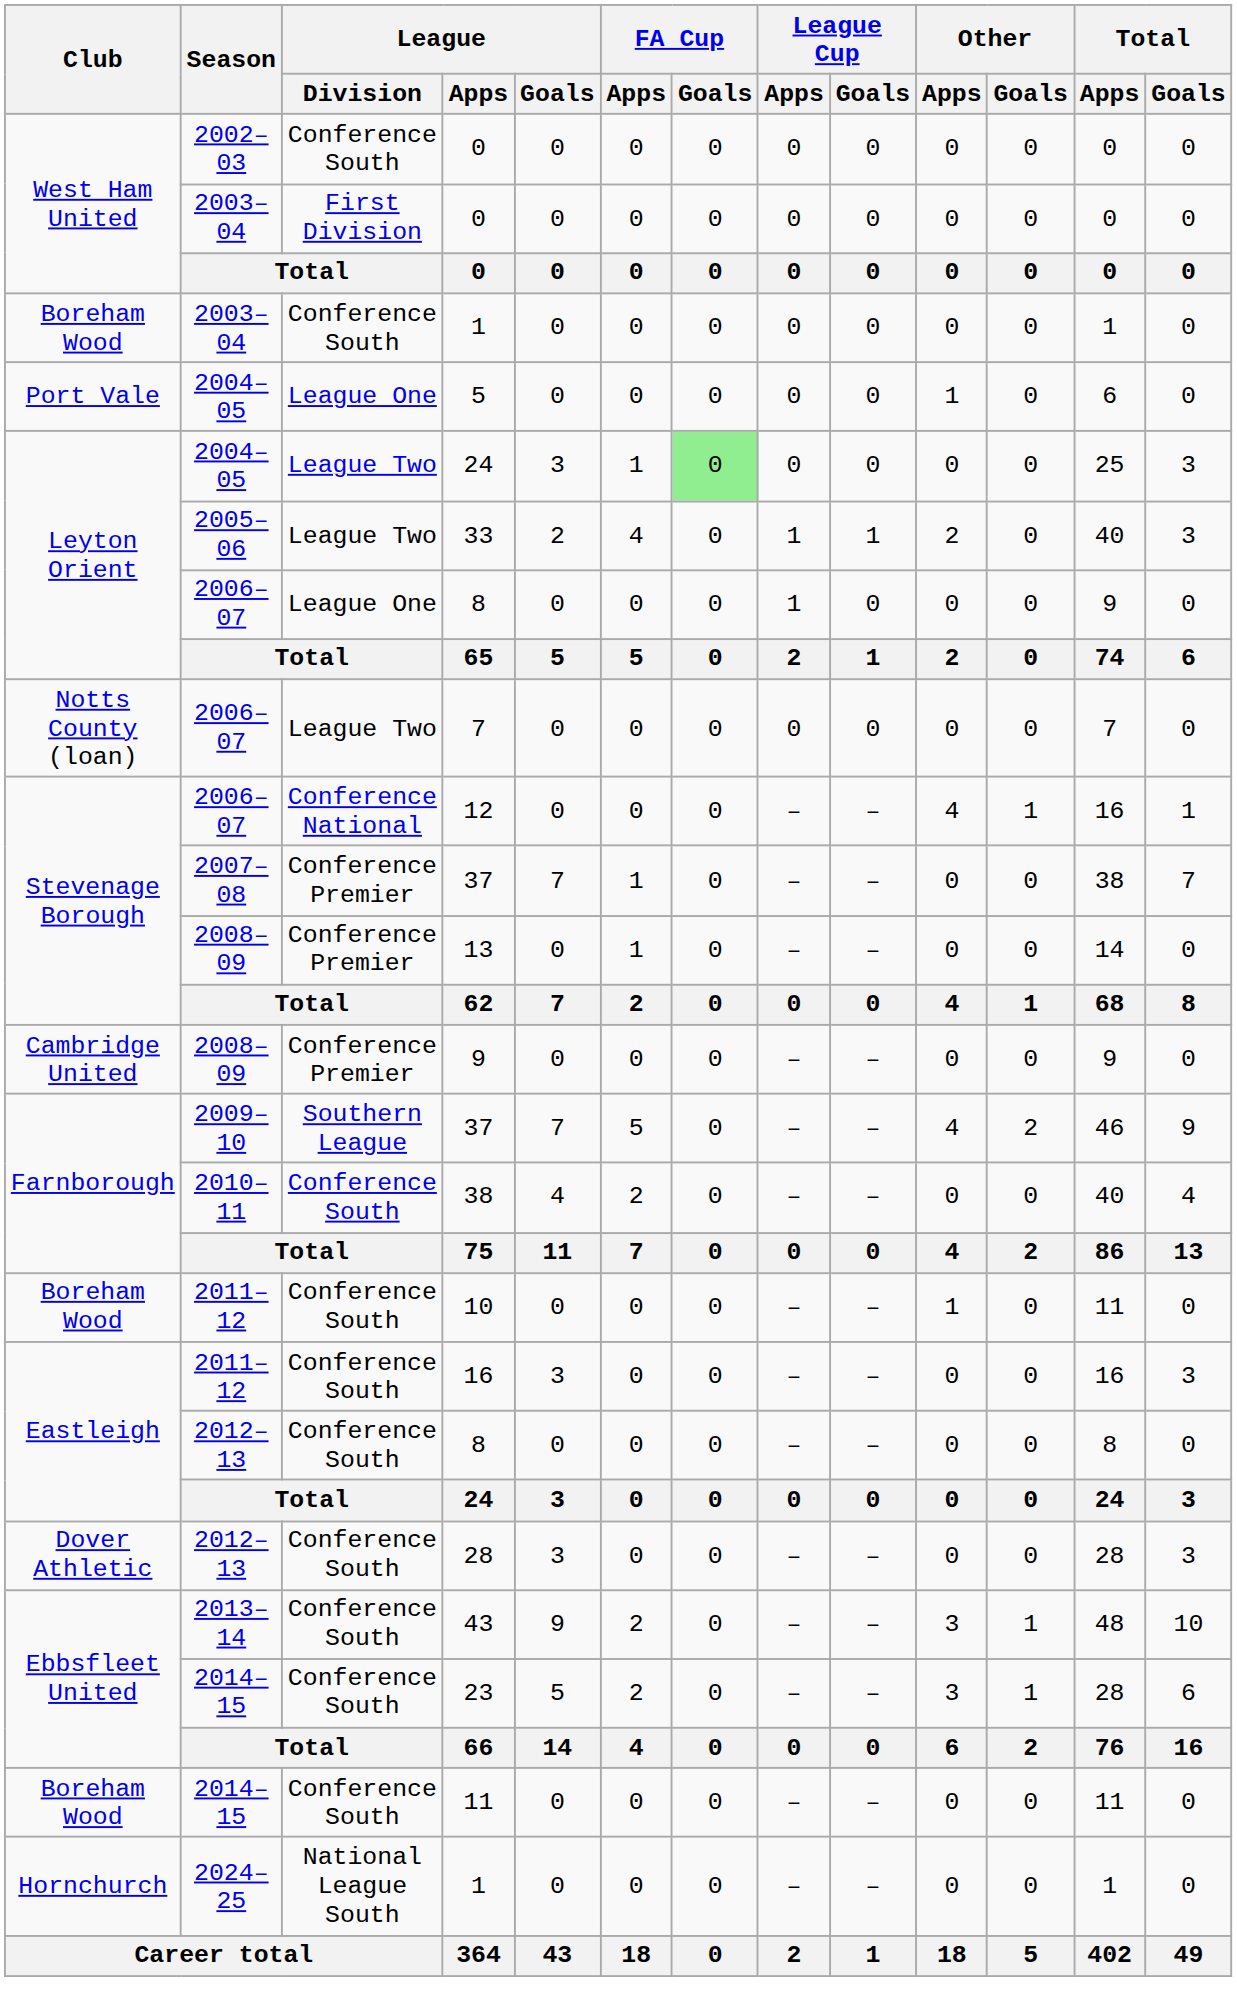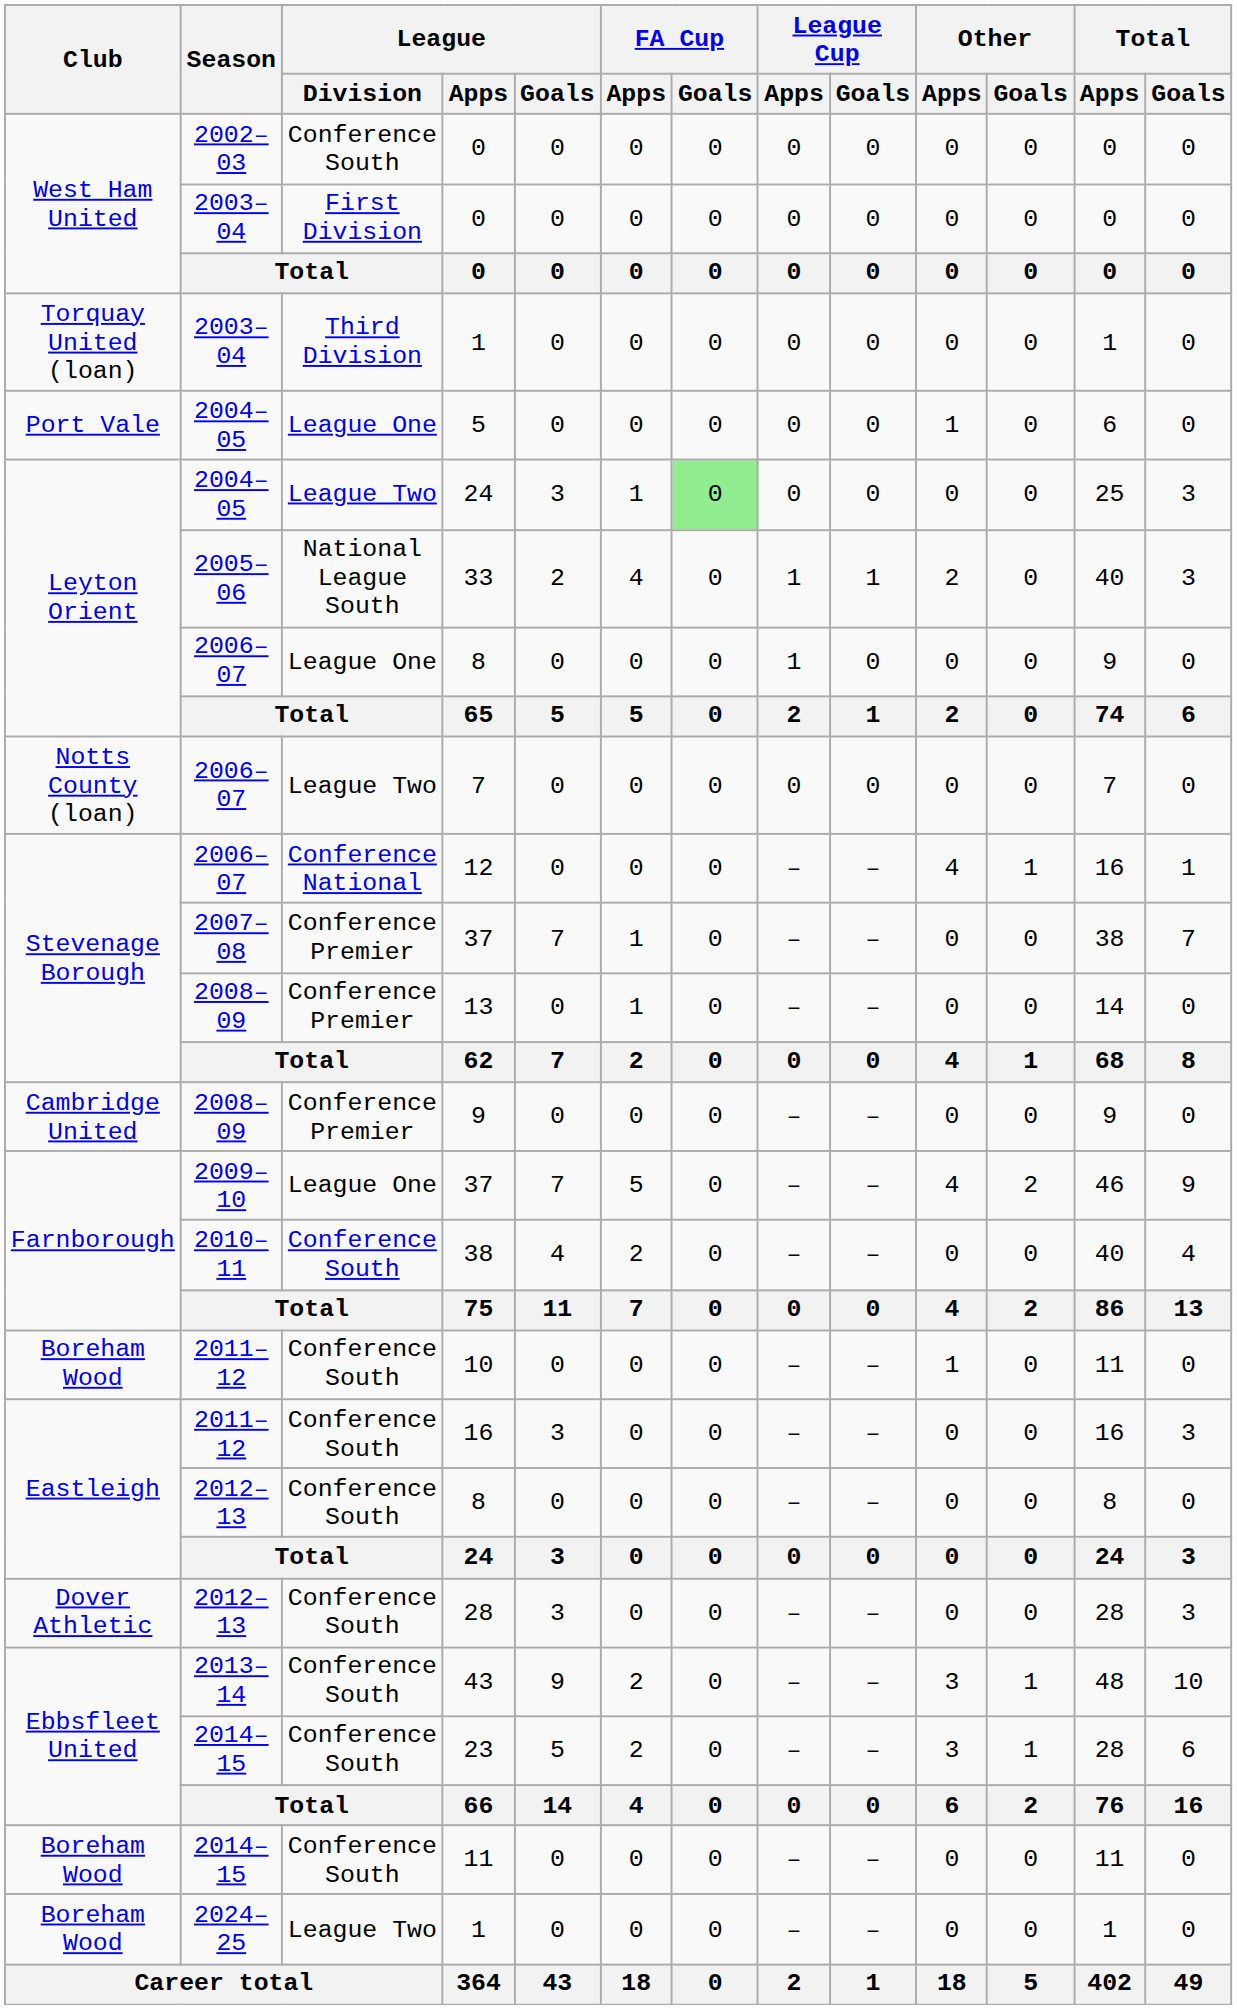(93, 328) Boreham Wood -> (93, 342) Torquay United (loan)
(362, 328) Conference South -> (362, 342) Third Division
(362, 535) League Two -> (362, 578) National League South
(362, 1129) Southern League -> (362, 1186) League One
(93, 1886) Hornchurch -> (93, 1929) Boreham Wood
(362, 1886) National League South -> (362, 1929) League Two
